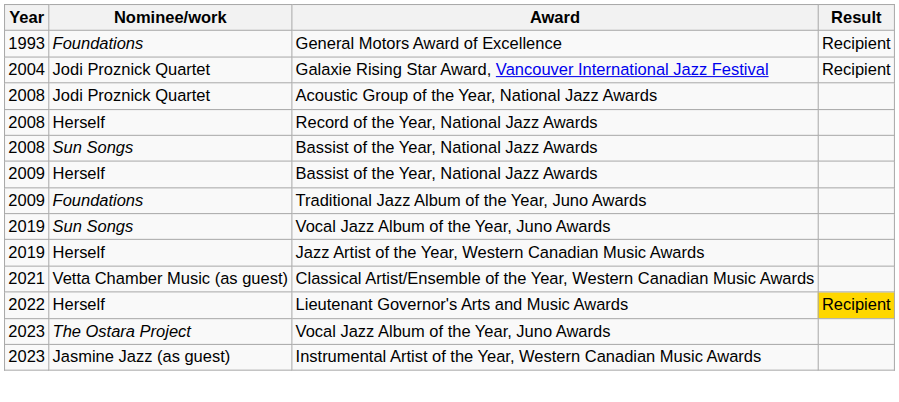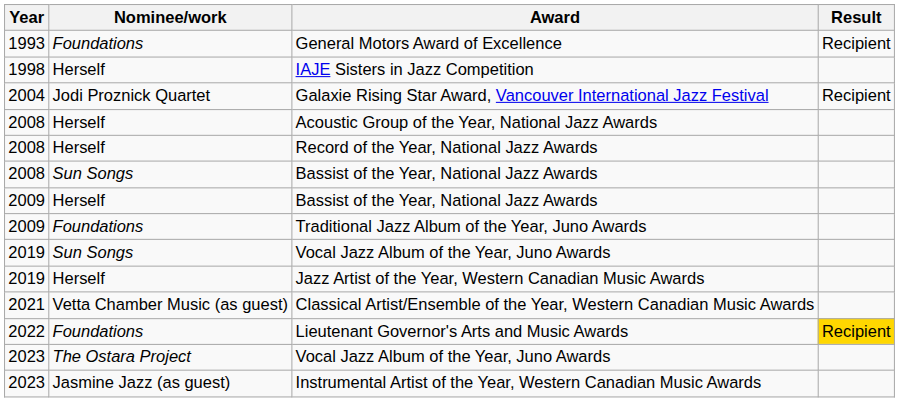+ row: (27, 69)
(131, 95) Jodi Proznick Quartet -> (79, 122) Herself
(79, 305) Herself -> (98, 331) Foundations
